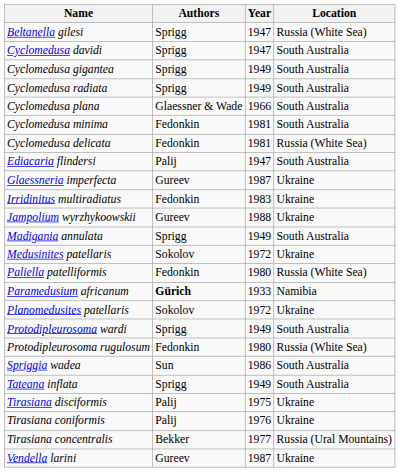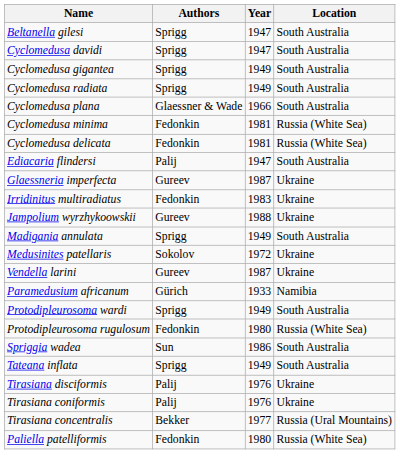(322, 32) Russia (White Sea) -> (313, 32) South Australia
(313, 124) South Australia -> (322, 124) Russia (White Sea)
rows swapped: (57, 273) <-> (42, 458)
(173, 291) bold -> (172, 291) normal
- row: (68, 310)
(259, 402) 1975 -> (259, 384) 1976
